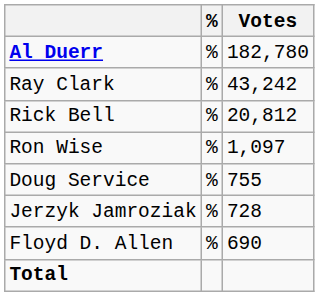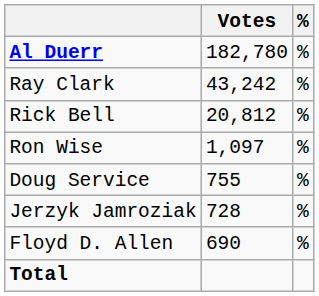columns swapped: (268, 21) <-> (212, 21)
